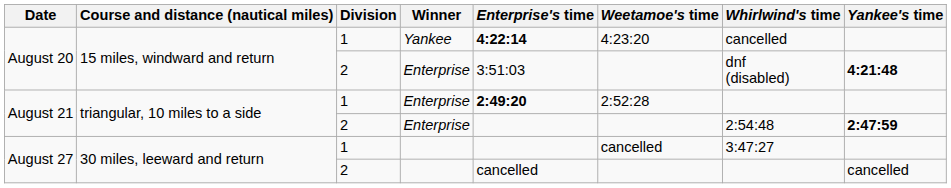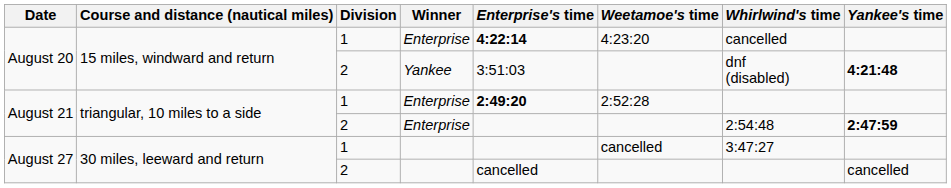(428, 39) Yankee -> (437, 39) Enterprise
(437, 70) Enterprise -> (428, 70) Yankee
